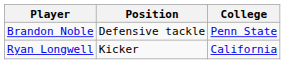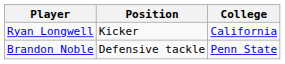rows swapped: (50, 49) <-> (50, 31)
